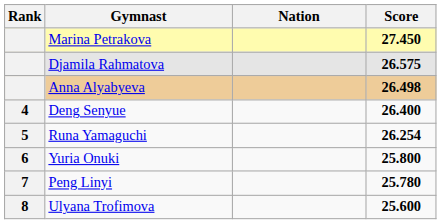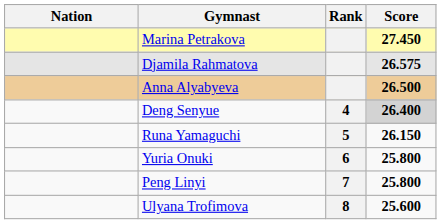columns swapped: (25, 15) <-> (299, 15)
(401, 87) 26.498 -> (401, 87) 26.500
(401, 111) no background -> (401, 111) lightgrey background
(401, 134) 26.254 -> (401, 134) 26.150
(401, 182) 25.780 -> (401, 182) 25.800
